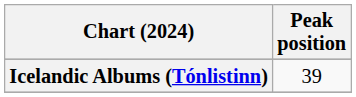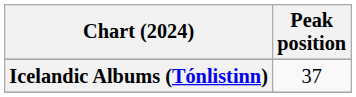(312, 75) 39 -> (312, 75) 37
